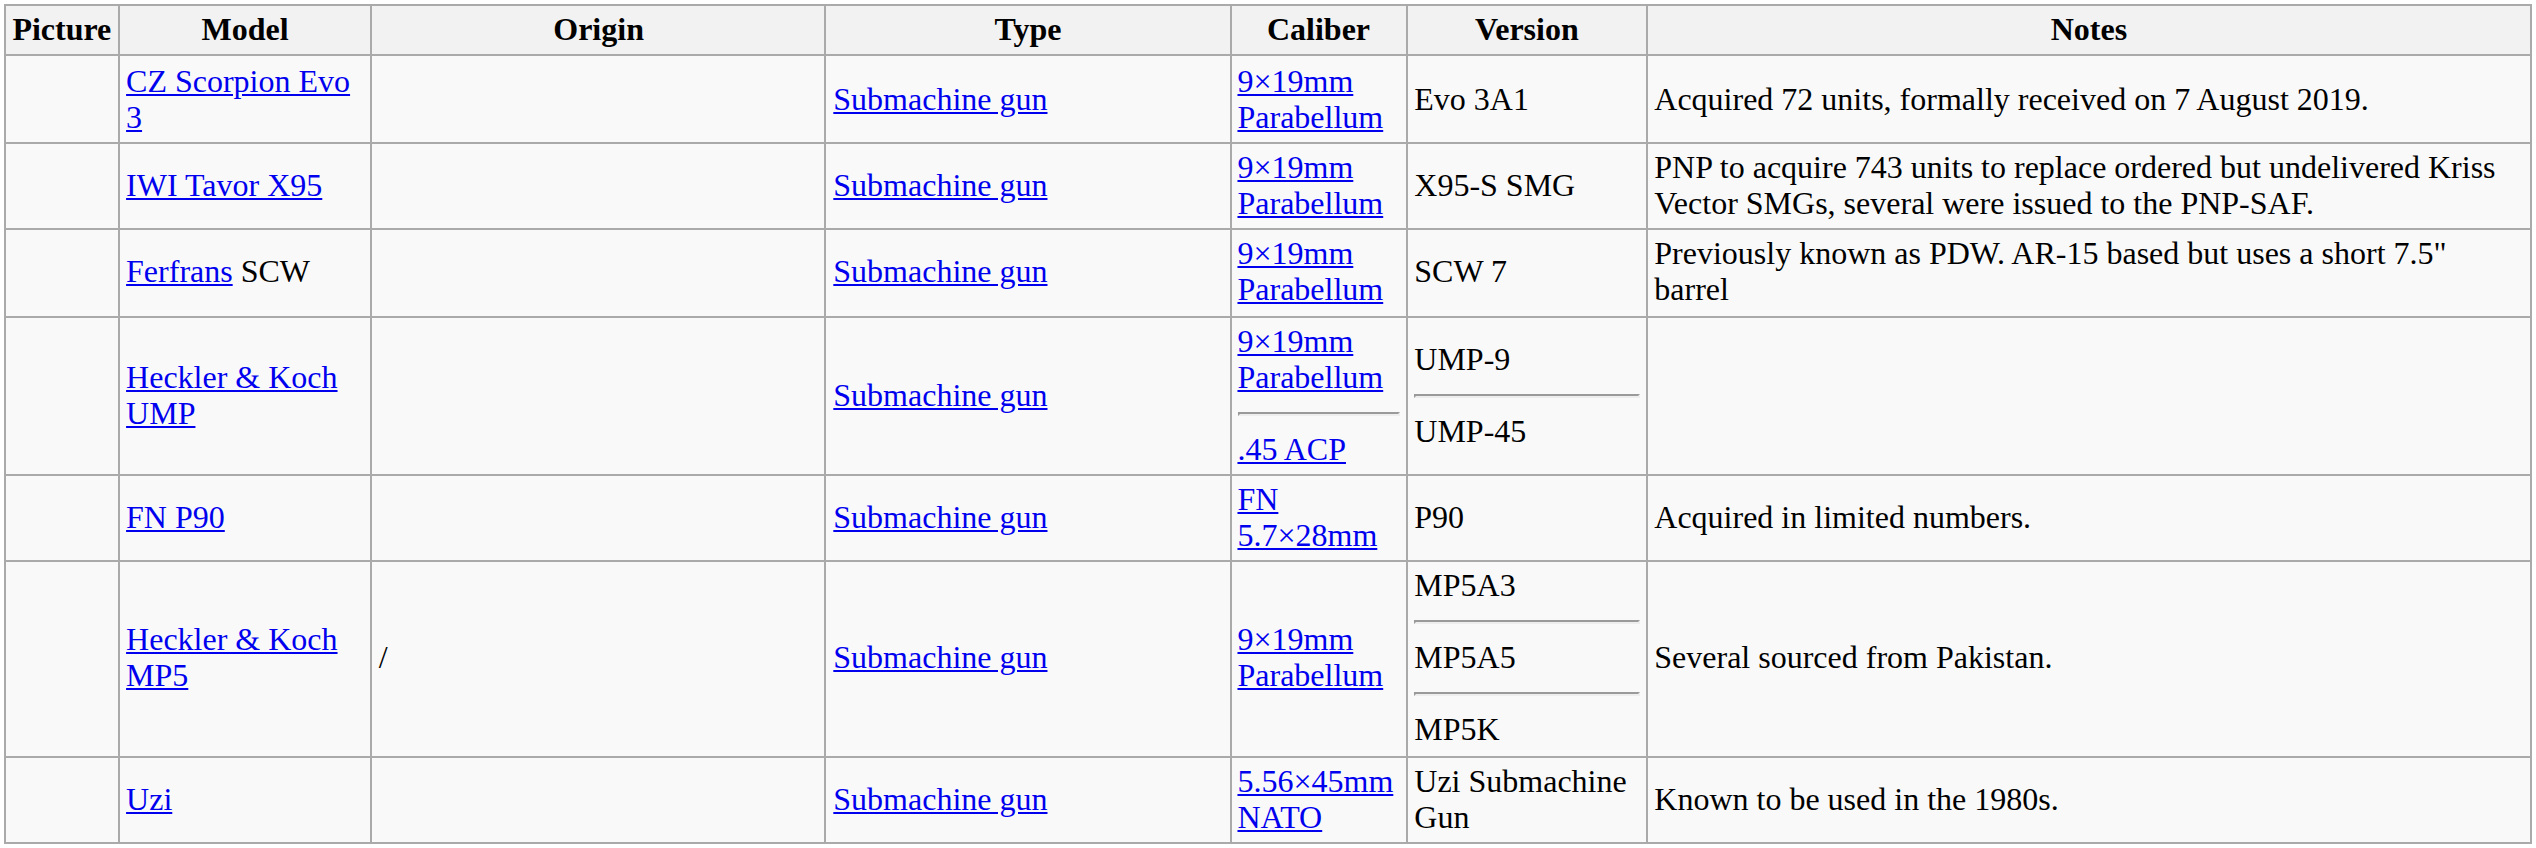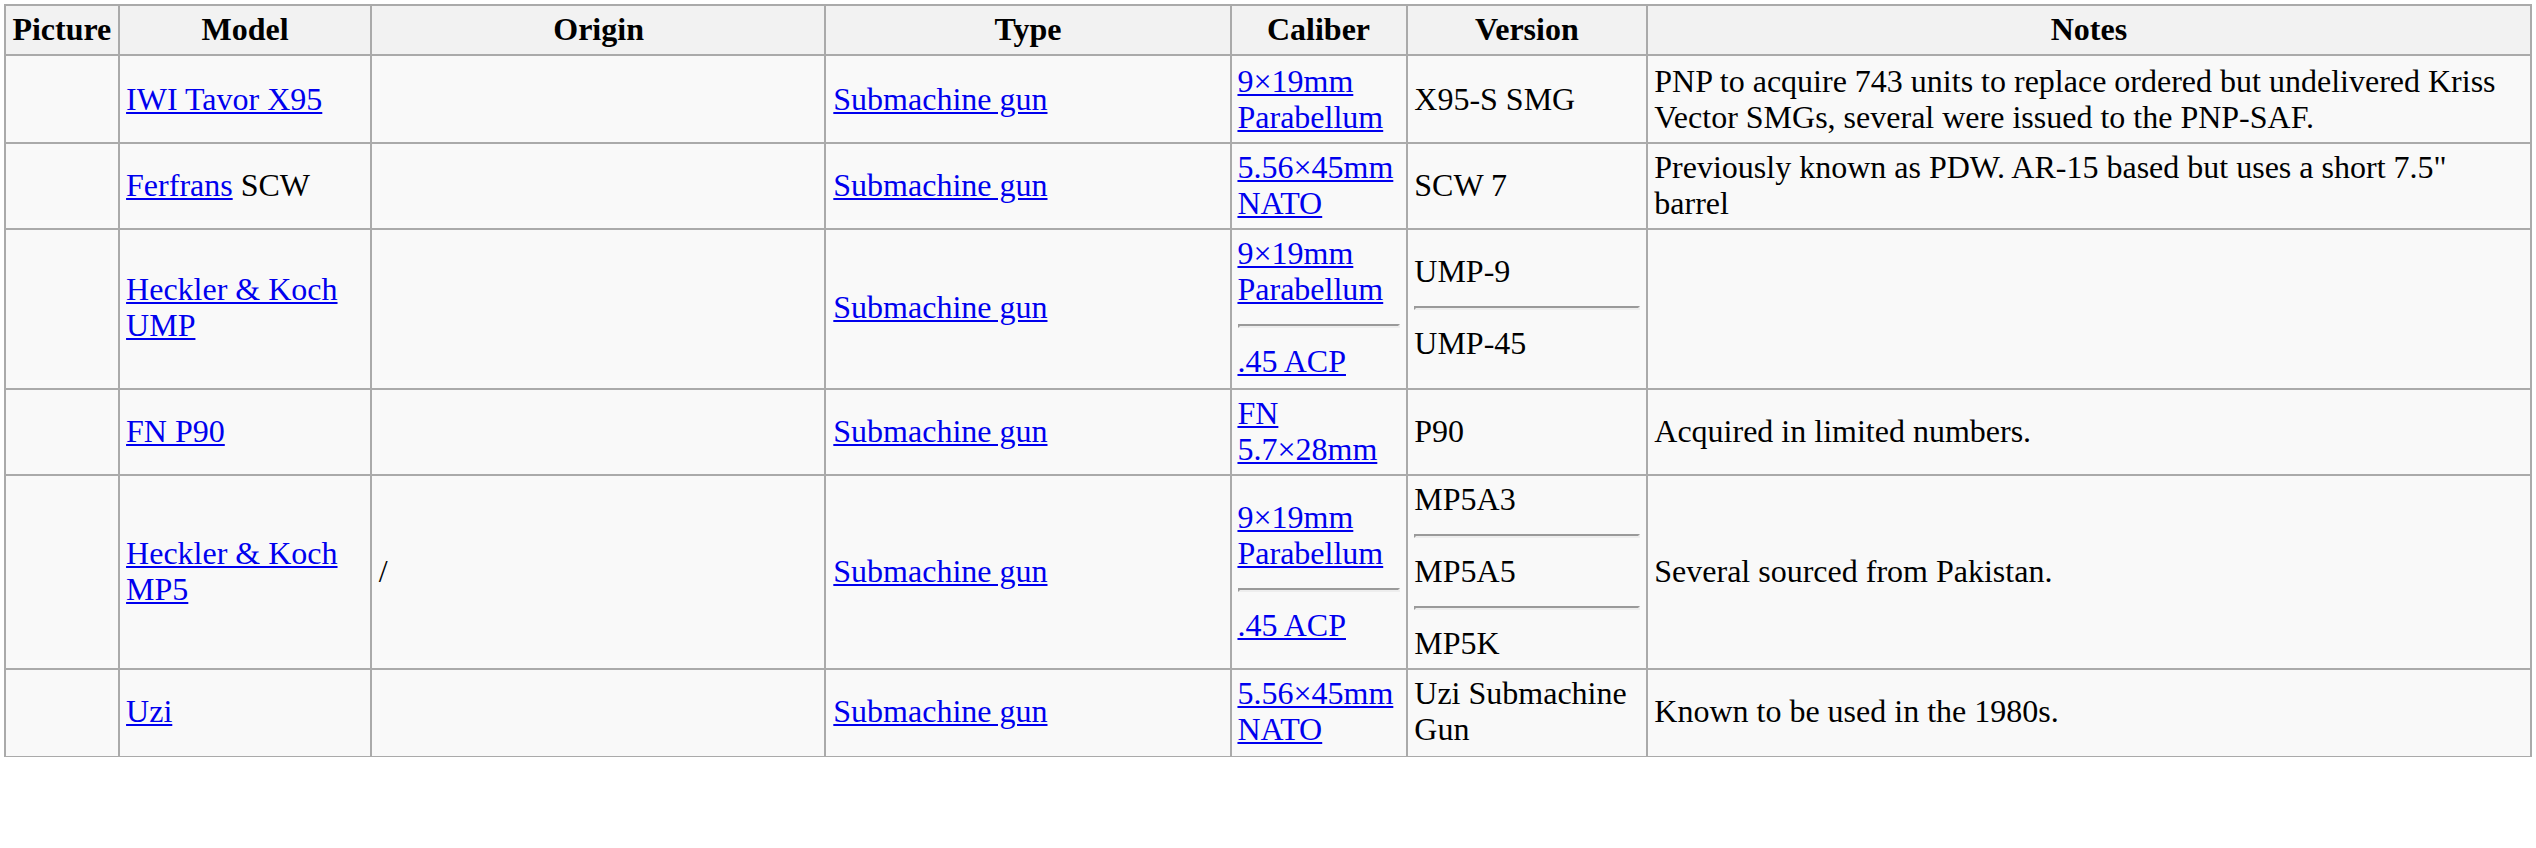- row: (238, 98)
(1310, 272) 9×19mm Parabellum -> (1315, 185) 5.56×45mm NATO
(1310, 658) 9×19mm Parabellum -> (1318, 571) 9×19mm Parabellum .45 ACP
